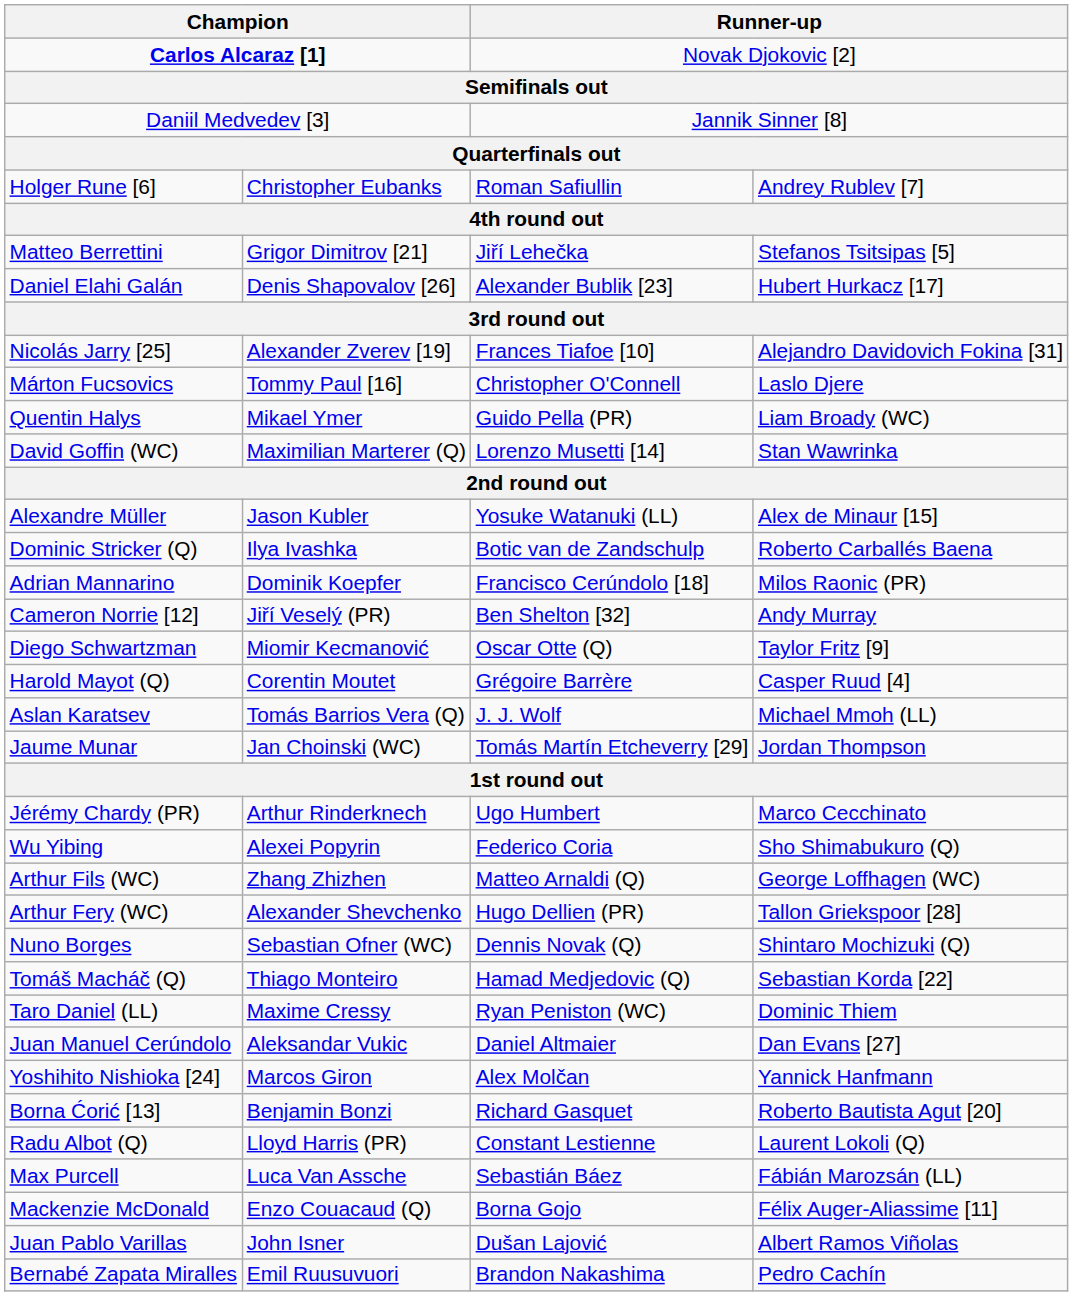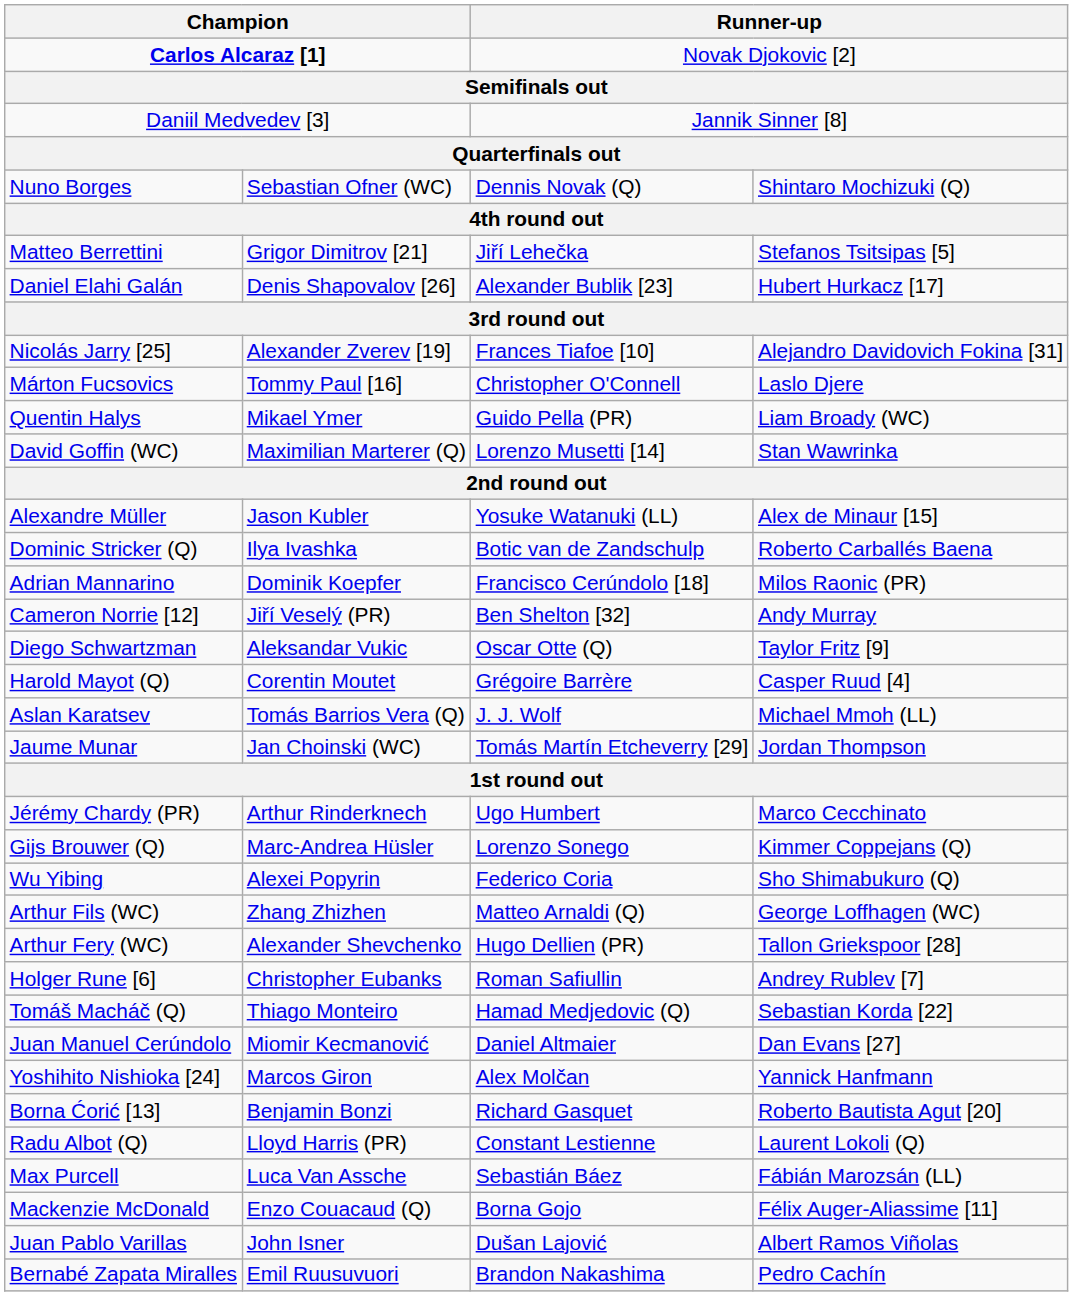rows swapped: (83, 187) <-> (71, 945)
(338, 648) Miomir Kecmanović -> (327, 648) Aleksandar Vukic
+ row: (87, 846)
- row: (84, 1011)
(327, 1044) Aleksandar Vukic -> (338, 1044) Miomir Kecmanović
